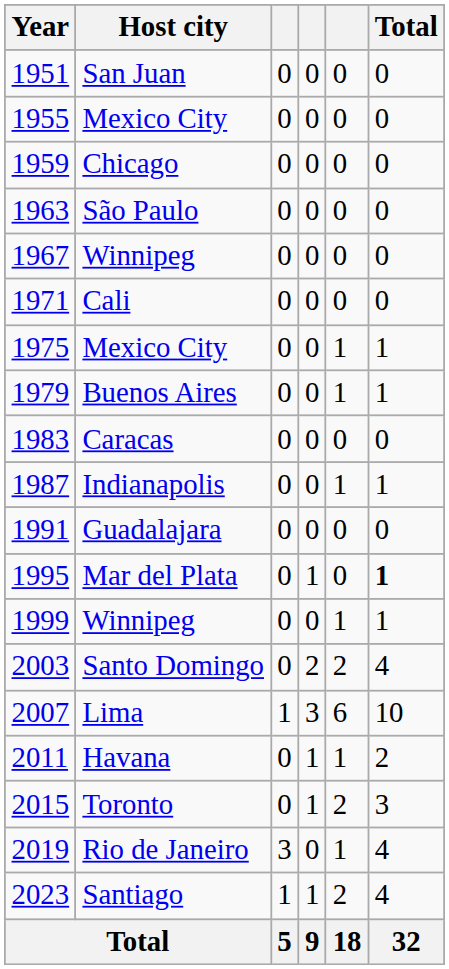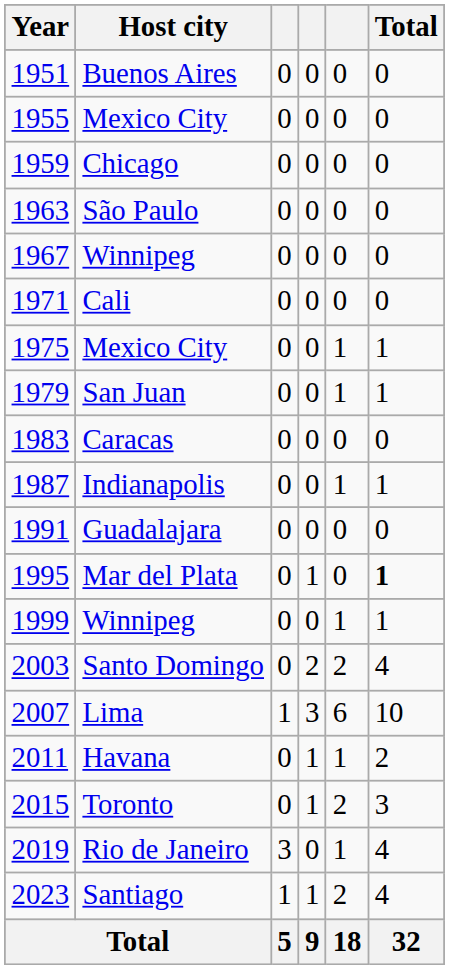(134, 73) San Juan -> (160, 73) Buenos Aires
(160, 392) Buenos Aires -> (134, 392) San Juan
